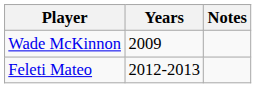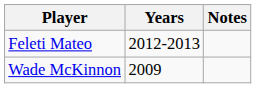rows swapped: (65, 43) <-> (50, 69)
